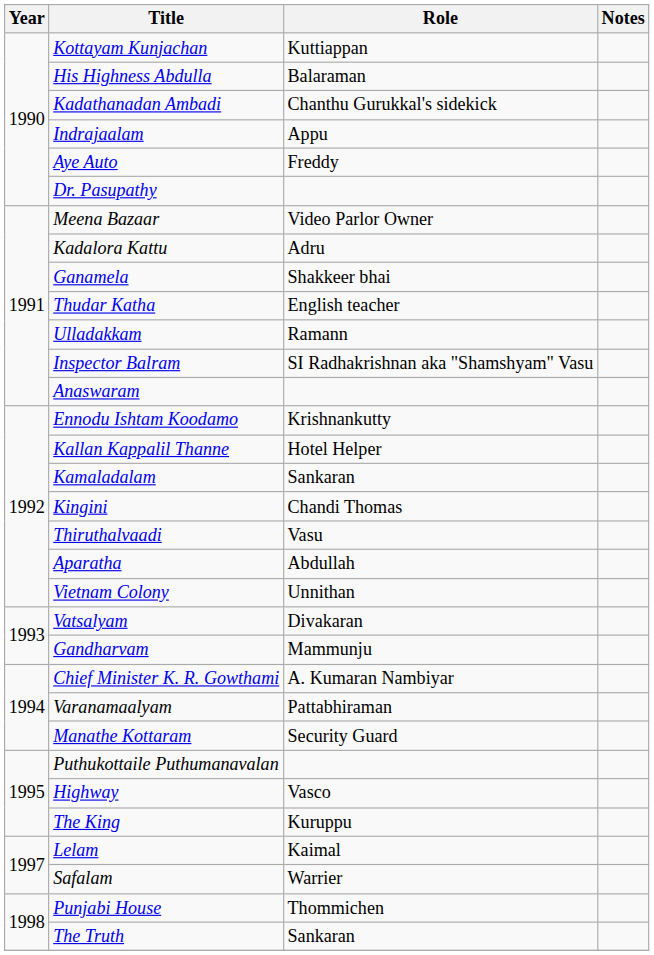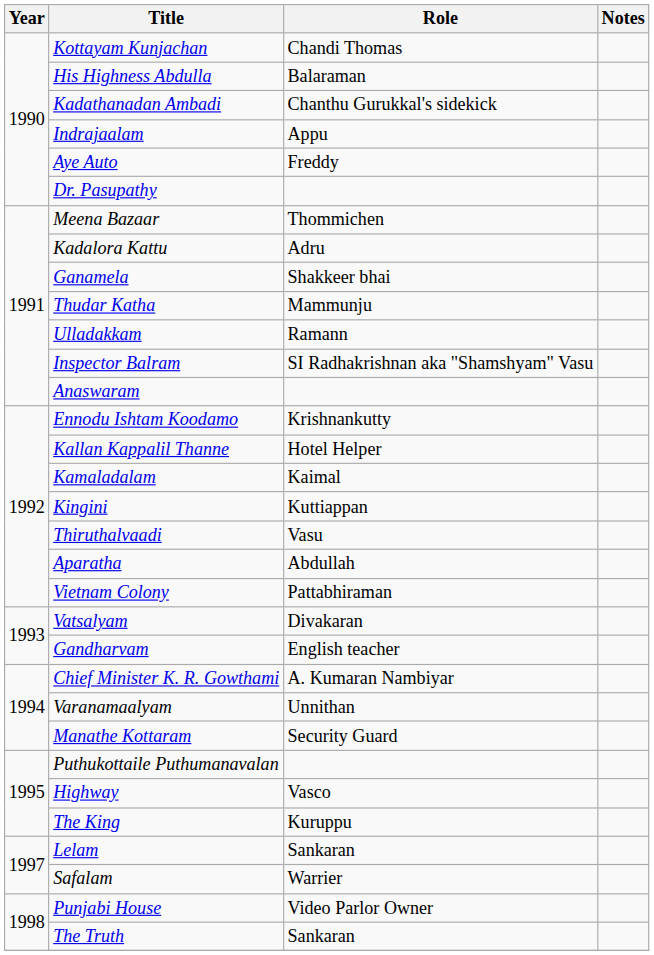(328, 47) Kuttiappan -> (345, 47) Chandi Thomas
(360, 219) Video Parlor Owner -> (336, 219) Thommichen
(344, 305) English teacher -> (330, 305) Mammunju
(321, 477) Sankaran -> (314, 477) Kaimal
(345, 506) Chandi Thomas -> (328, 506) Kuttiappan
(321, 592) Unnithan -> (340, 592) Pattabhiraman
(330, 649) Mammunju -> (344, 649) English teacher
(340, 707) Pattabhiraman -> (321, 707) Unnithan
(314, 850) Kaimal -> (321, 850) Sankaran
(336, 907) Thommichen -> (360, 907) Video Parlor Owner
